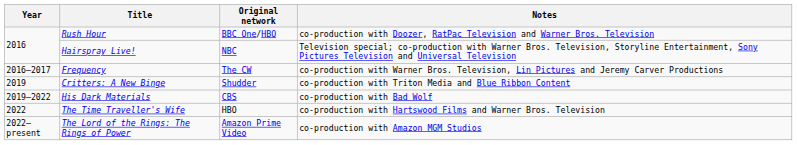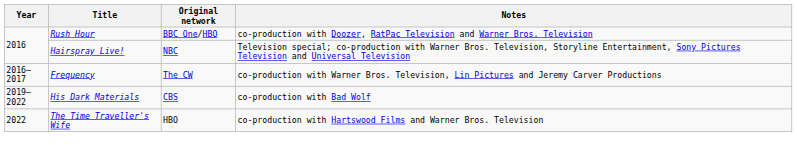- row: (113, 83)
- row: (126, 128)
